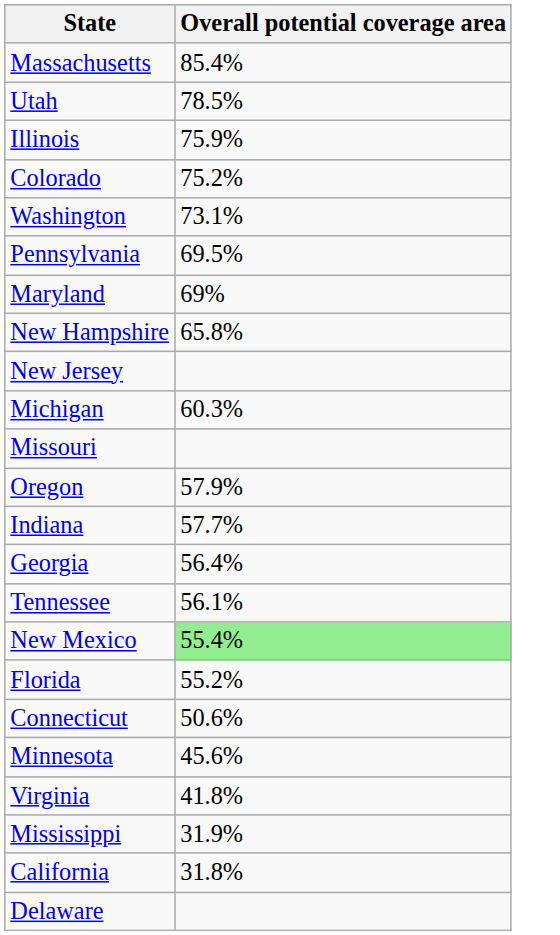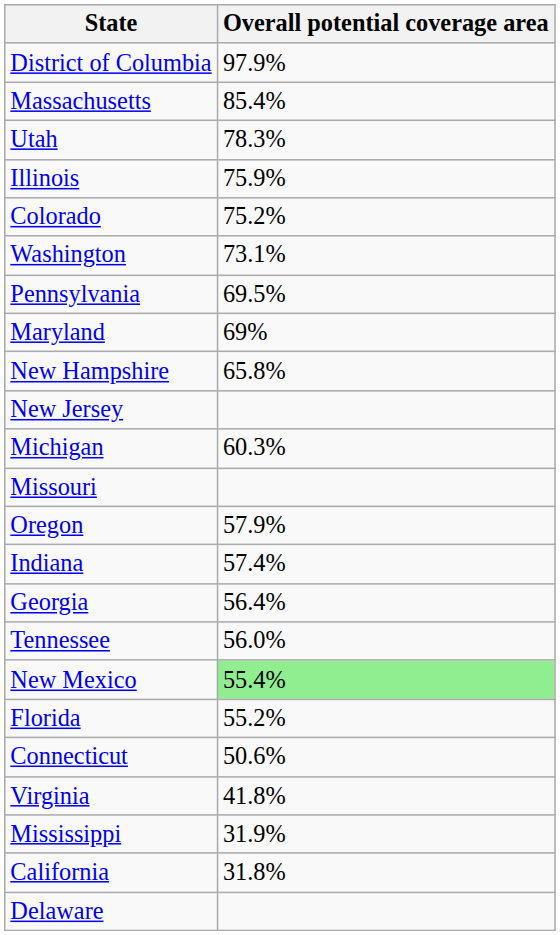+ row: (111, 62)
(212, 100) 78.5% -> (254, 139) 78.3%
(212, 525) 57.7% -> (254, 563) 57.4%
(212, 602) 56.1% -> (254, 640) 56.0%
- row: (62, 756)
